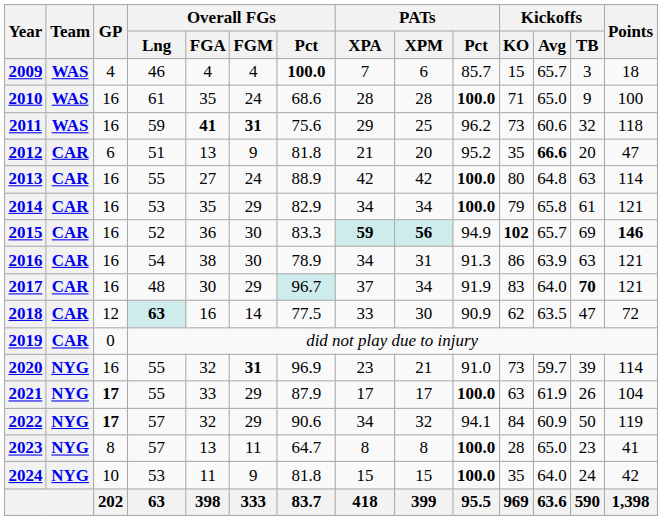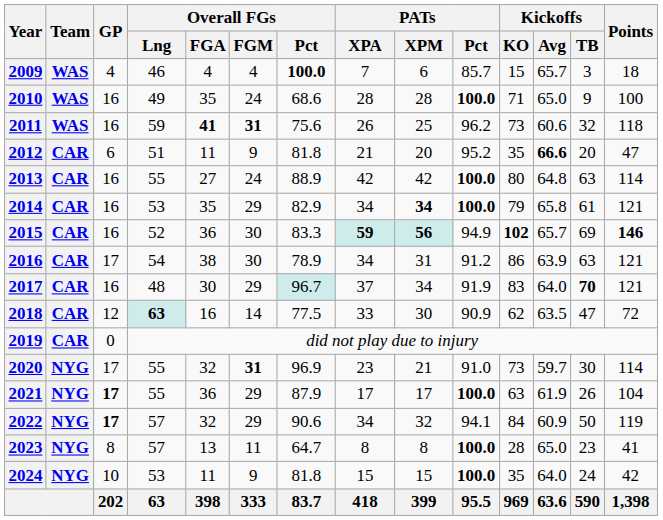(157, 98) 61 -> (157, 98) 49
(365, 125) 29 -> (365, 125) 26
(208, 152) 13 -> (208, 152) 11
(424, 206) normal -> (424, 206) bold
(111, 260) 16 -> (111, 260) 17
(476, 260) 91.3 -> (476, 260) 91.2
(111, 367) 16 -> (111, 367) 17
(587, 367) 39 -> (587, 367) 30
(208, 394) 33 -> (208, 394) 36
